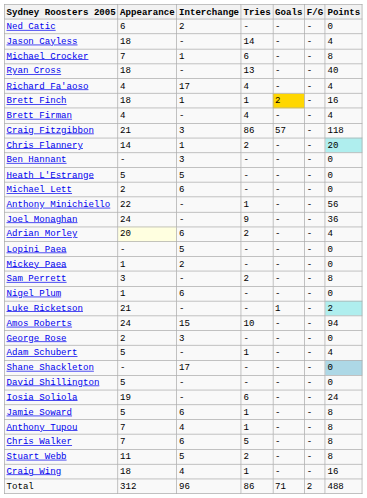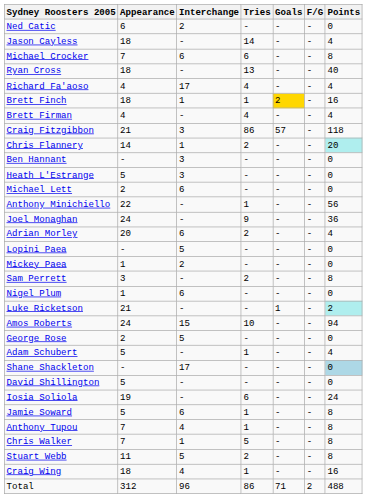(182, 56) 1 -> (182, 56) 6
(182, 175) 5 -> (182, 175) 3
(126, 234) lightyellow background -> (126, 234) no background
(182, 338) 3 -> (182, 338) 5
(182, 442) 6 -> (182, 442) 1
